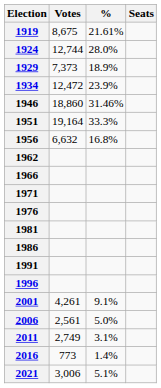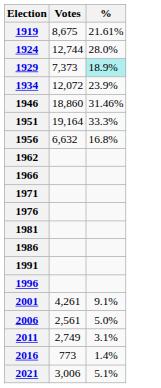- column: (141, 13)
(103, 67) no background -> (103, 67) paleturquoise background
(68, 85) 12,472 -> (68, 85) 12,072
